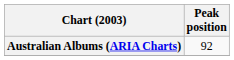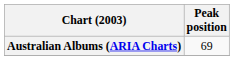(207, 45) 92 -> (207, 45) 69
